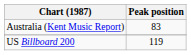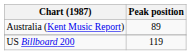(156, 27) 83 -> (156, 27) 89
